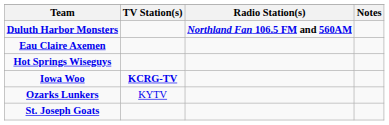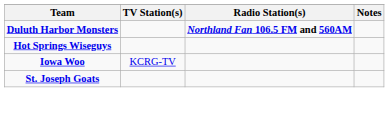- row: (62, 45)
(153, 78) bold -> (153, 62) normal
- row: (62, 95)
